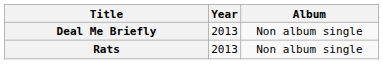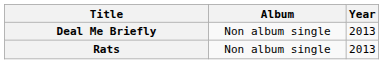columns swapped: (225, 13) <-> (309, 13)
